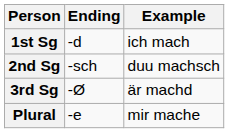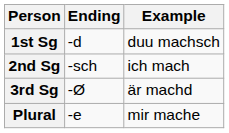(159, 41) ich mach -> (174, 41) duu machsch
(174, 66) duu machsch -> (159, 66) ich mach
